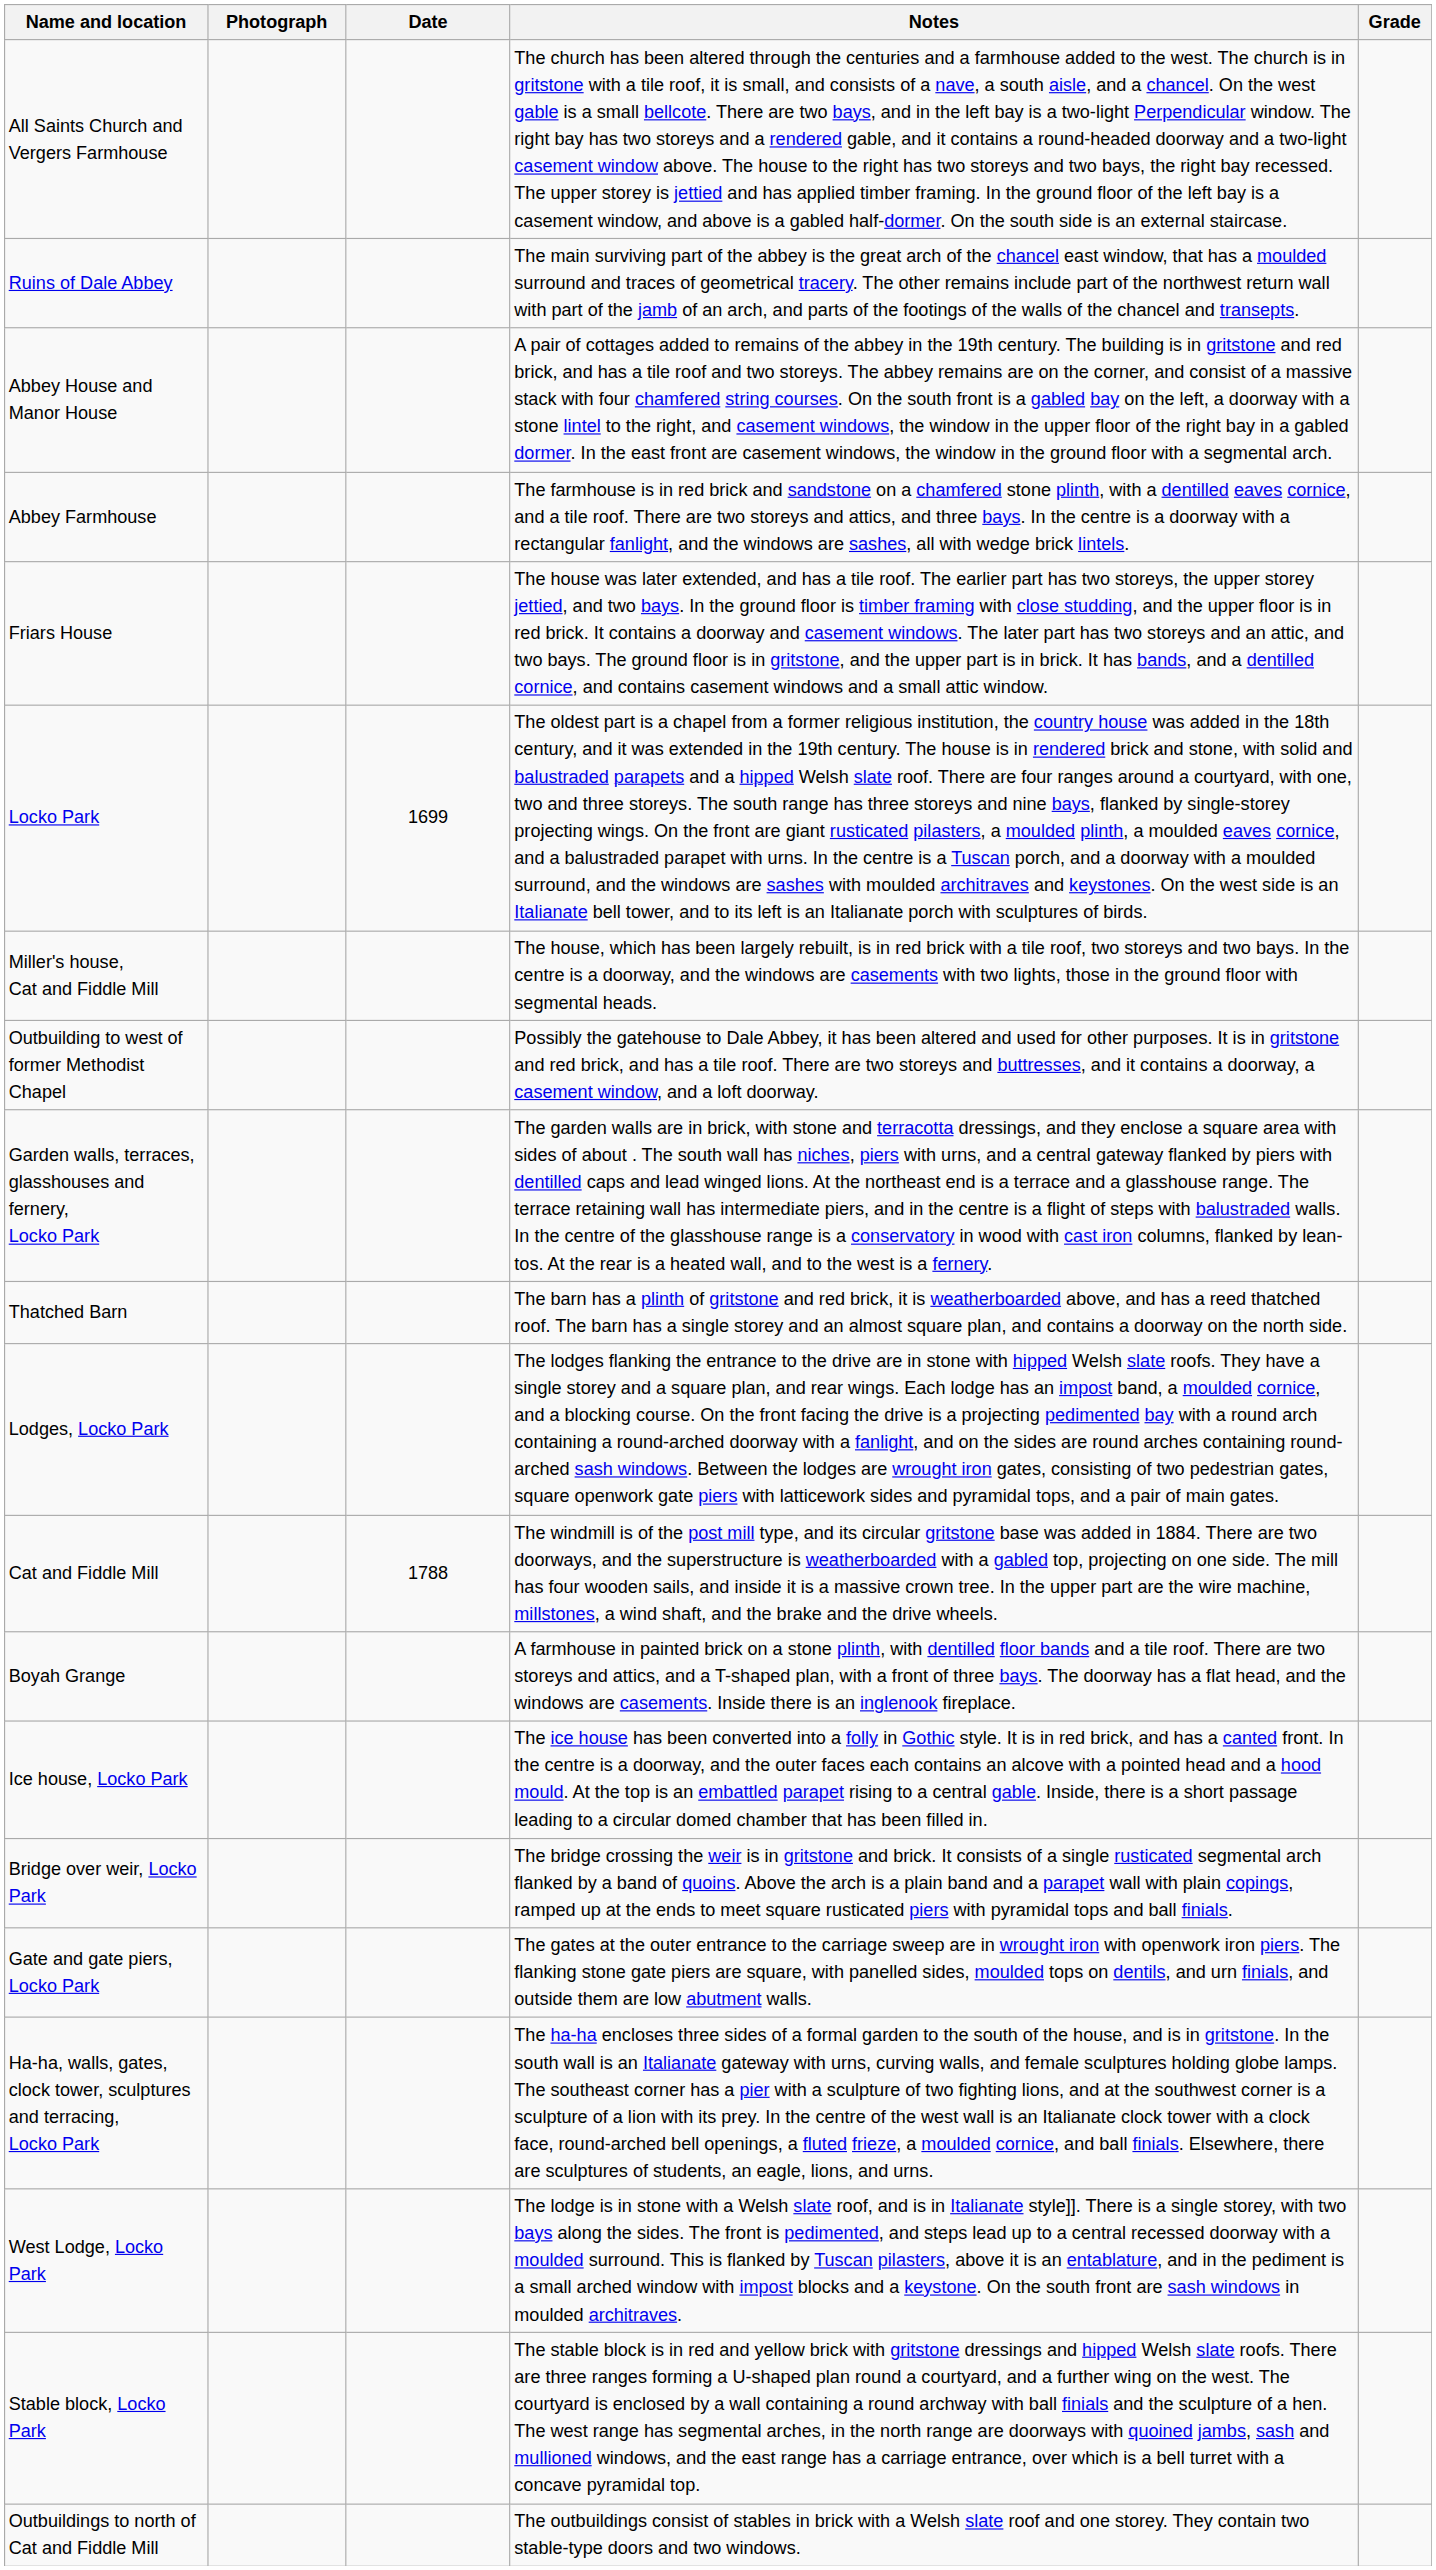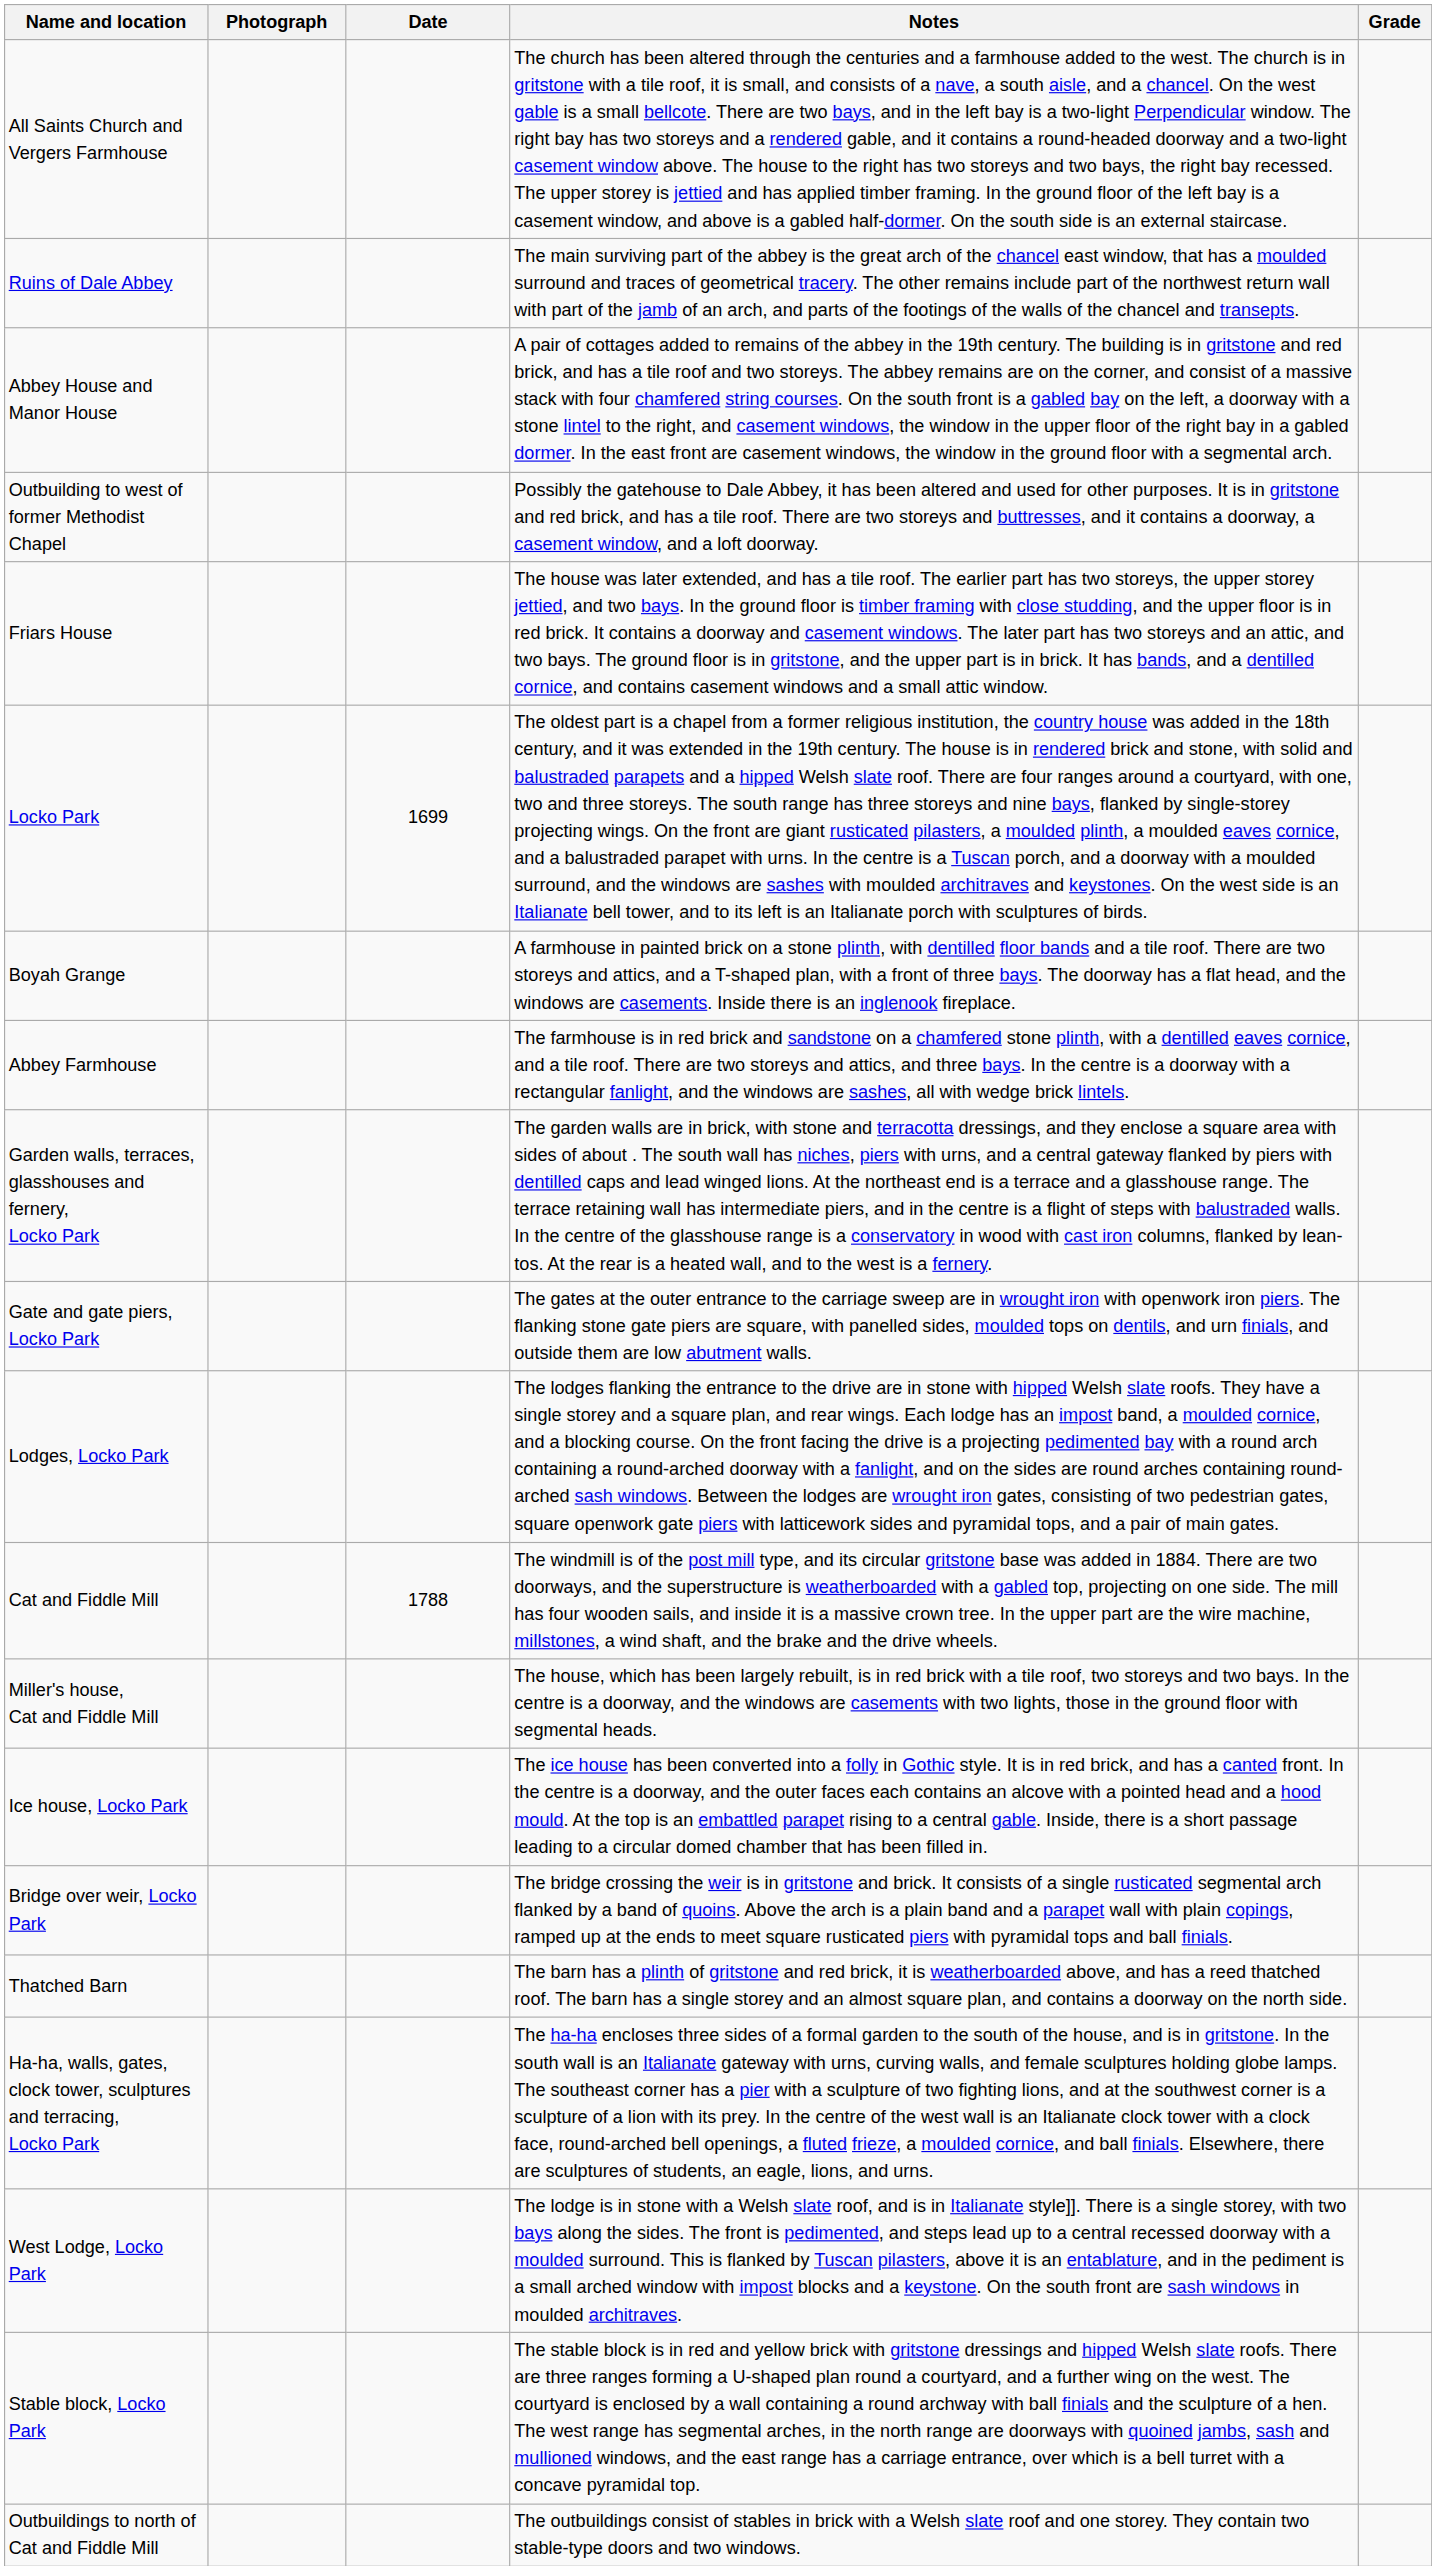rows swapped: (96, 1065) <-> (83, 516)
rows swapped: (67, 1676) <-> (84, 975)
rows swapped: (68, 1312) <-> (91, 1972)
